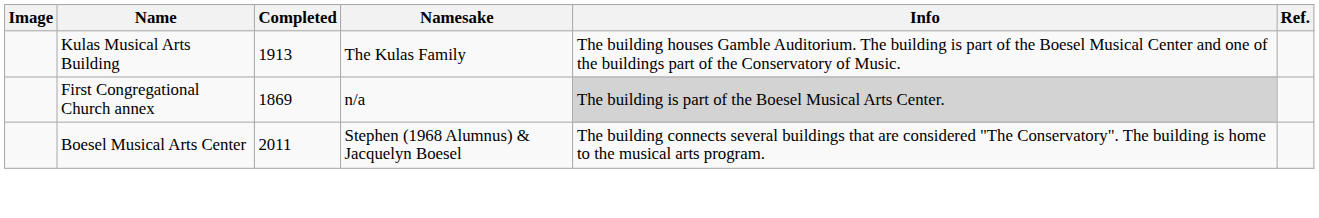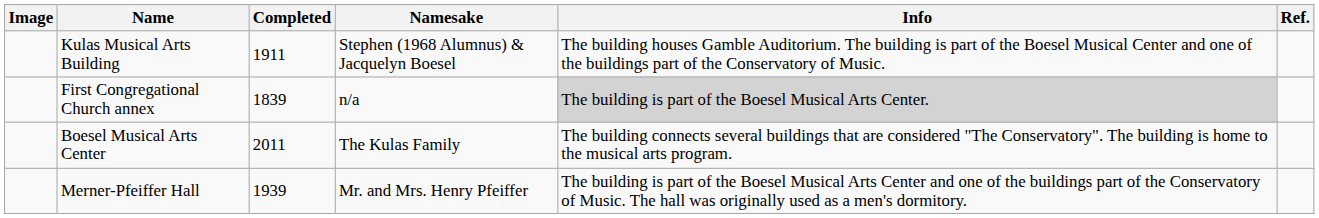(275, 53) 1913 -> (269, 53) 1911
(405, 53) The Kulas Family -> (432, 53) Stephen (1968 Alumnus) & Jacquelyn Boesel
(275, 99) 1869 -> (270, 99) 1839
(437, 145) Stephen (1968 Alumnus) & Jacquelyn Boesel -> (400, 145) The Kulas Family
+ row: (130, 190)
